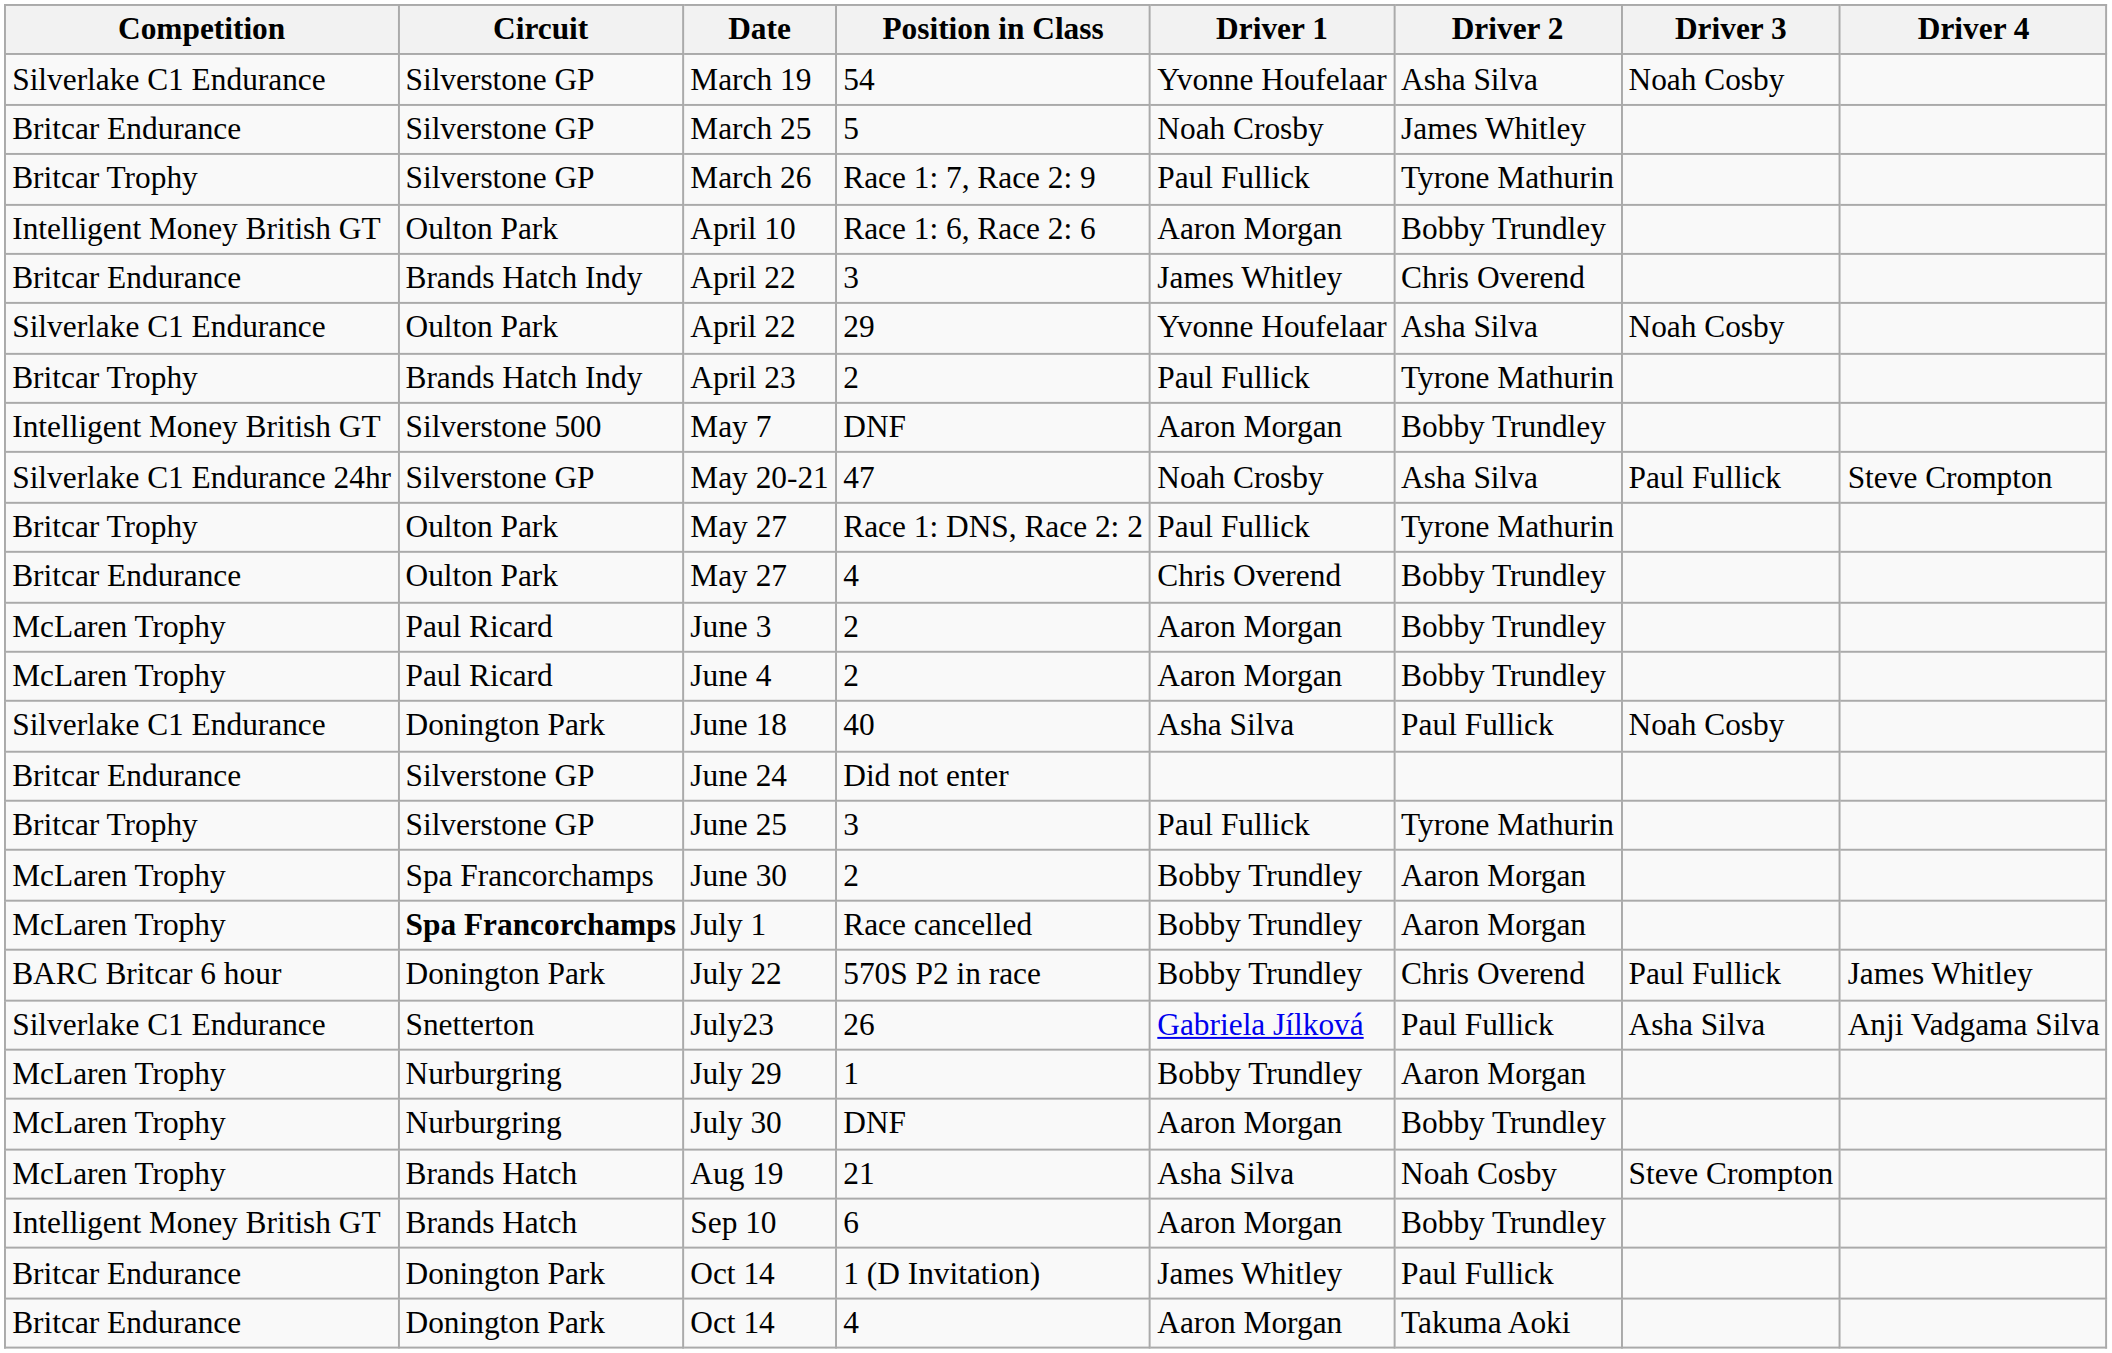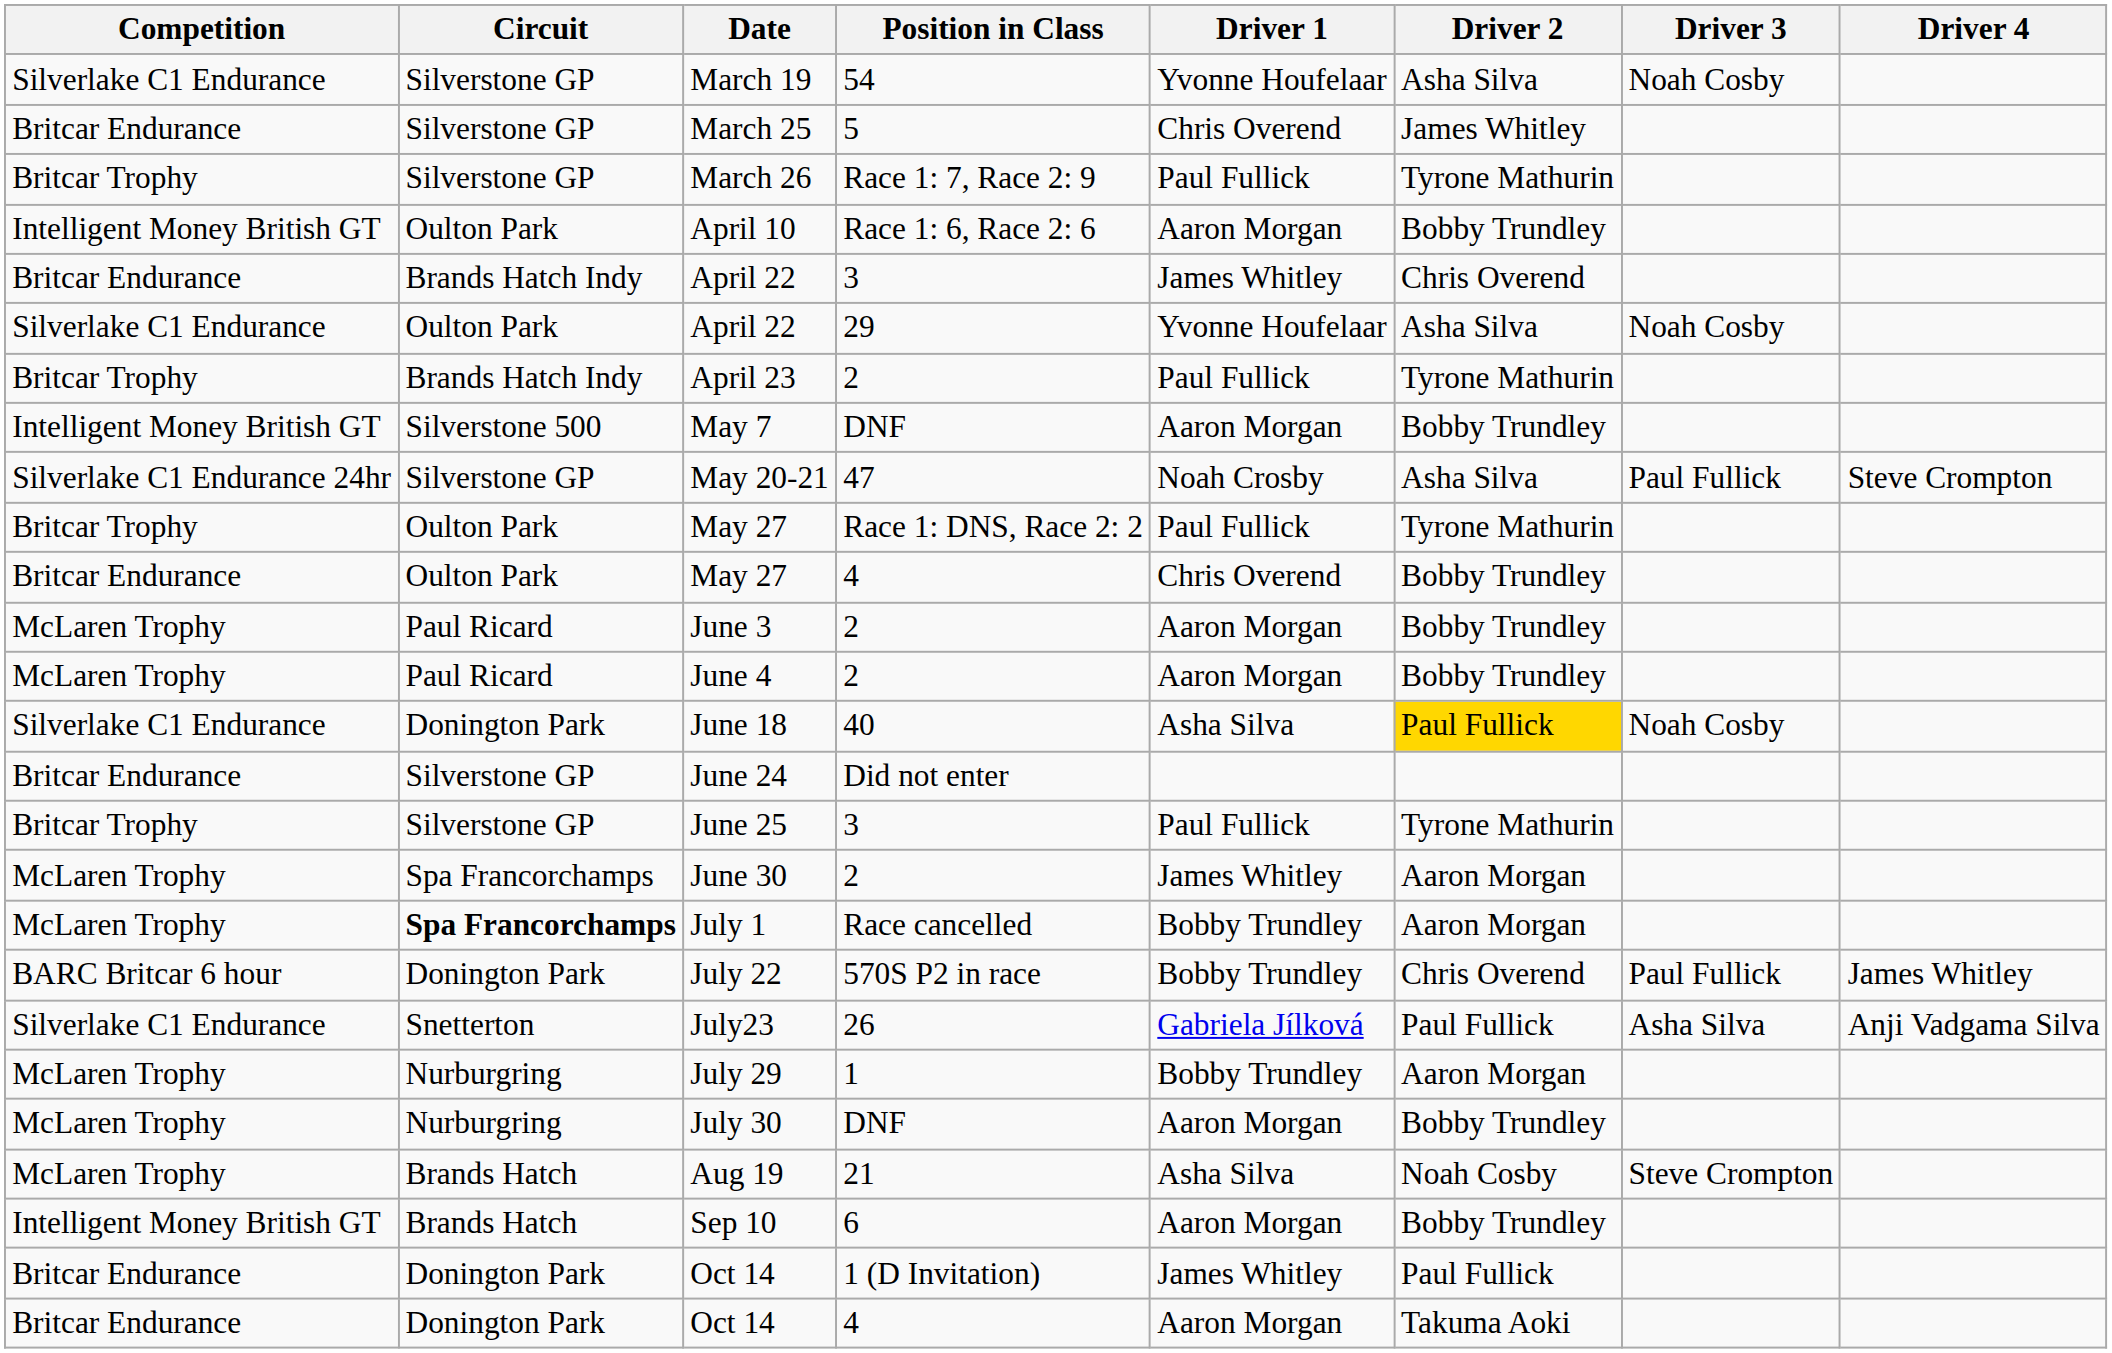(1240, 128) Noah Crosby -> (1249, 128) Chris Overend
(1477, 725) no background -> (1477, 725) gold background
(1260, 874) Bobby Trundley -> (1250, 874) James Whitley
